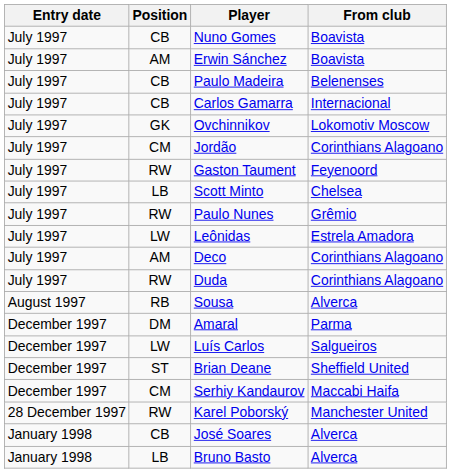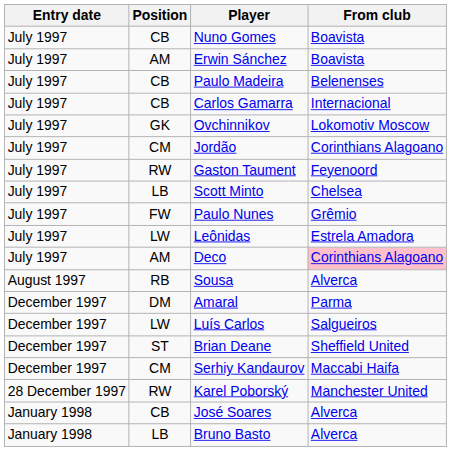(160, 214) RW -> (160, 214) FW
(377, 258) no background -> (377, 258) pink background
- row: (210, 280)
